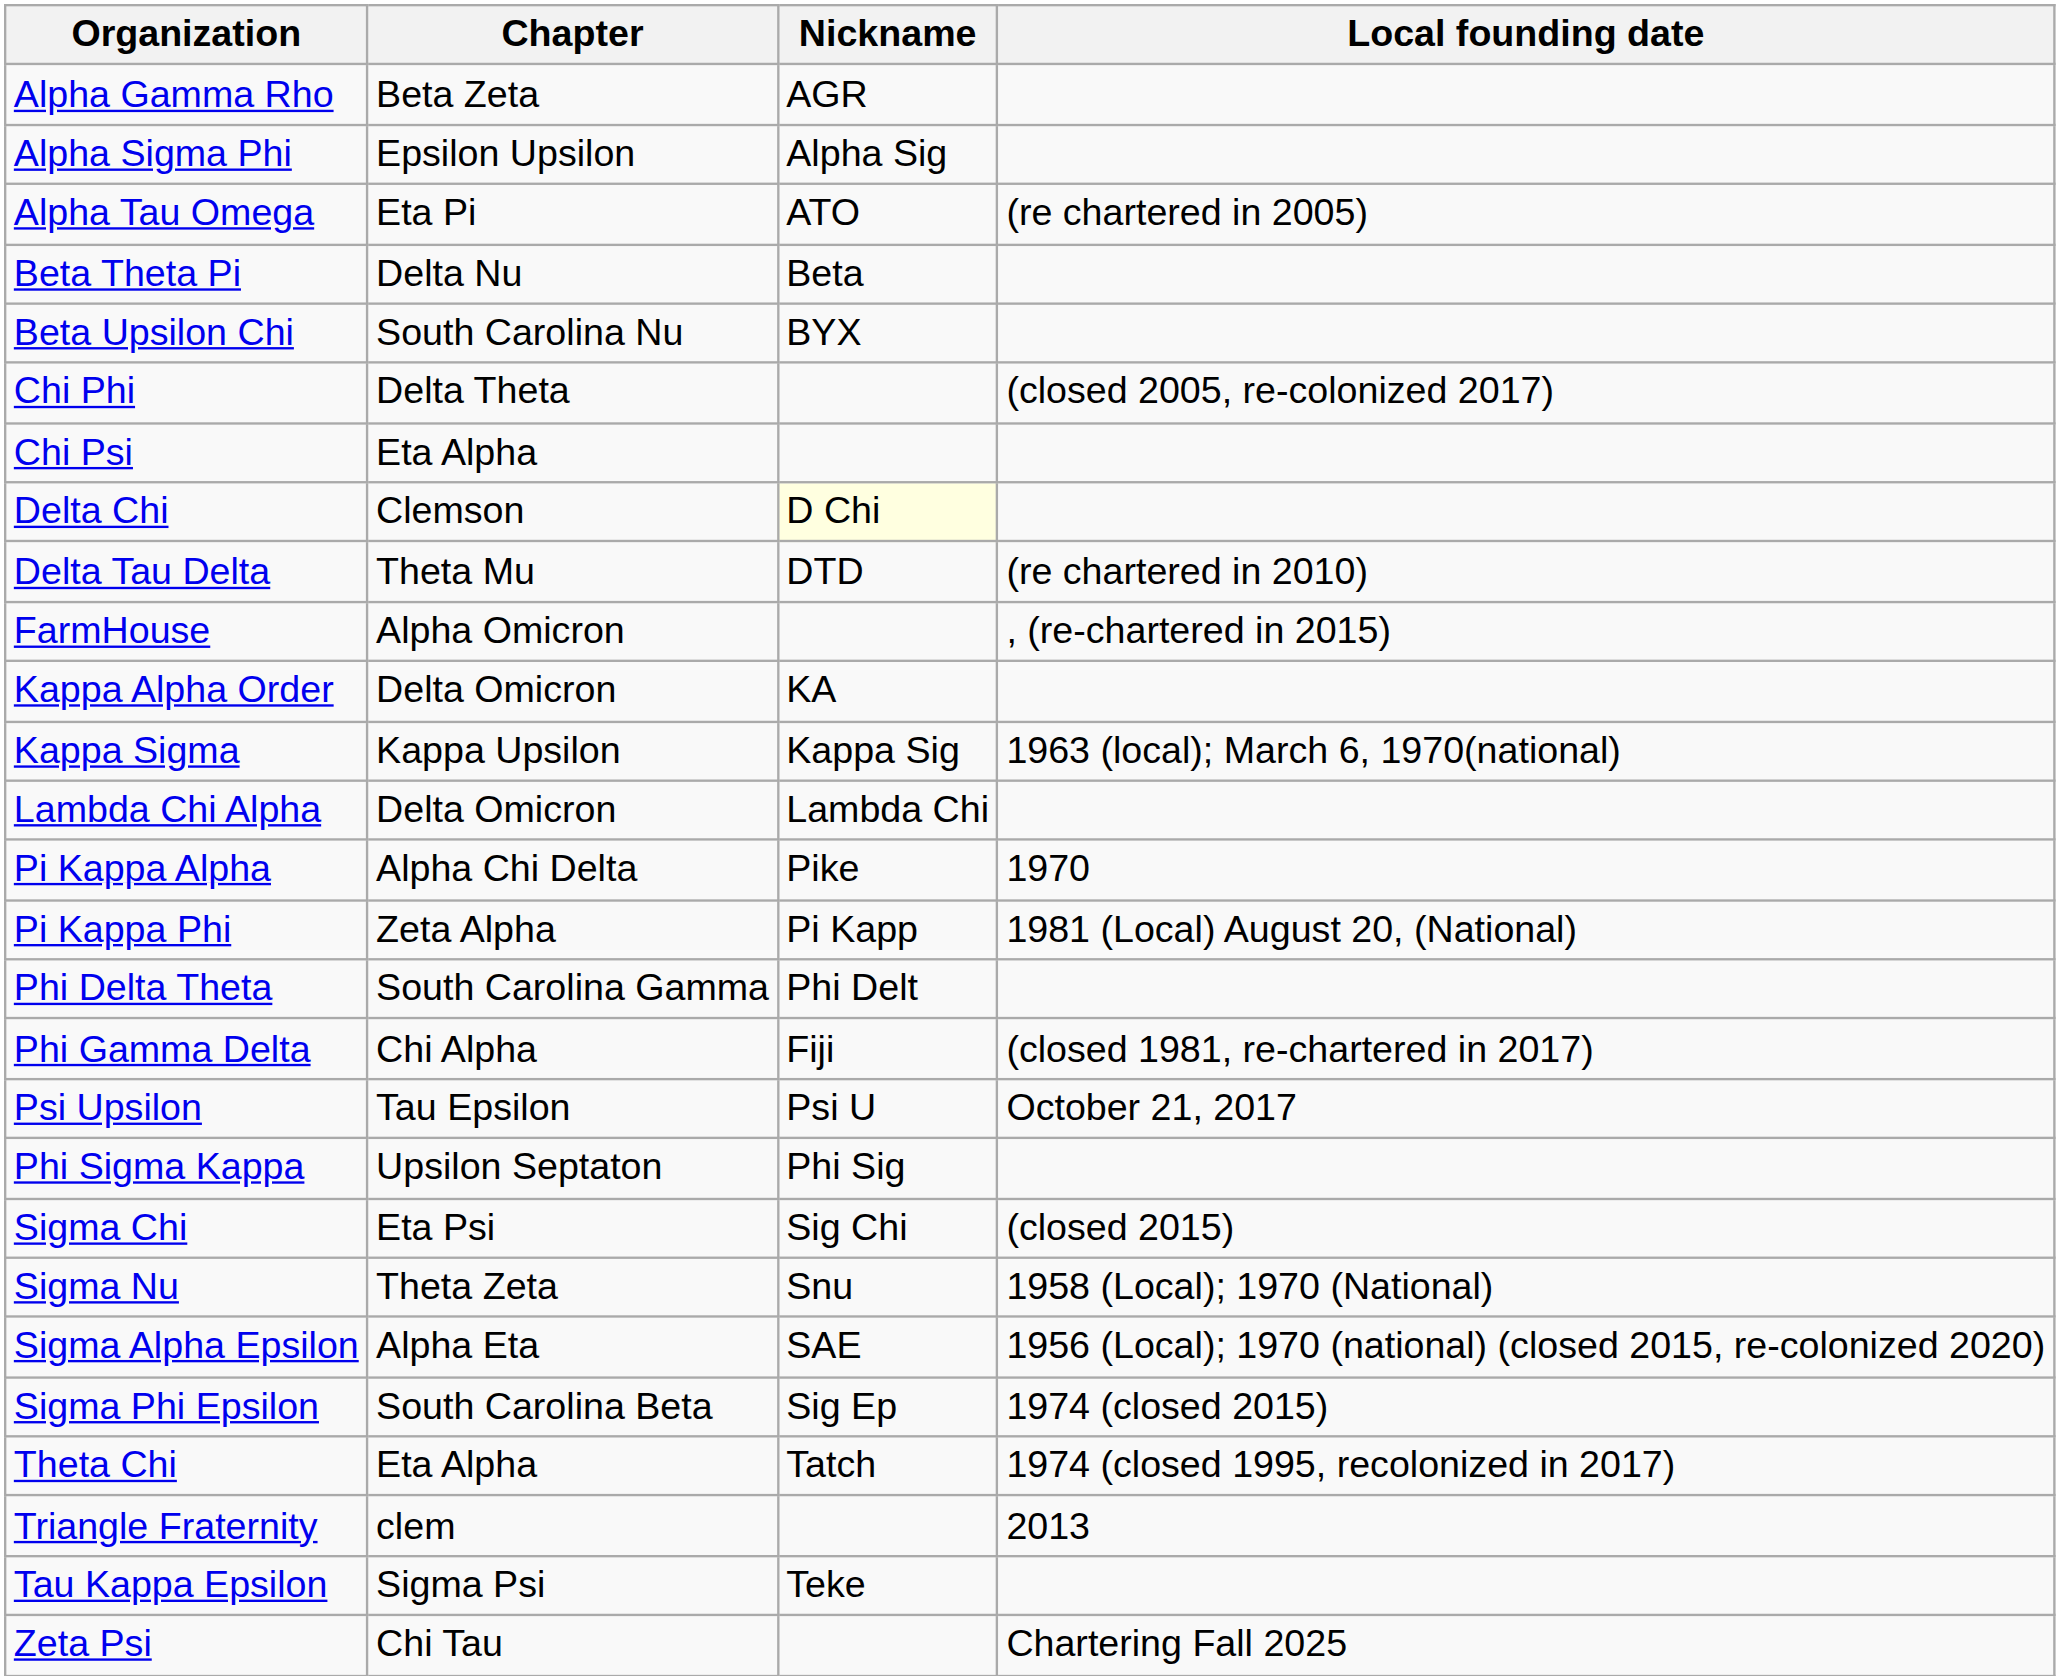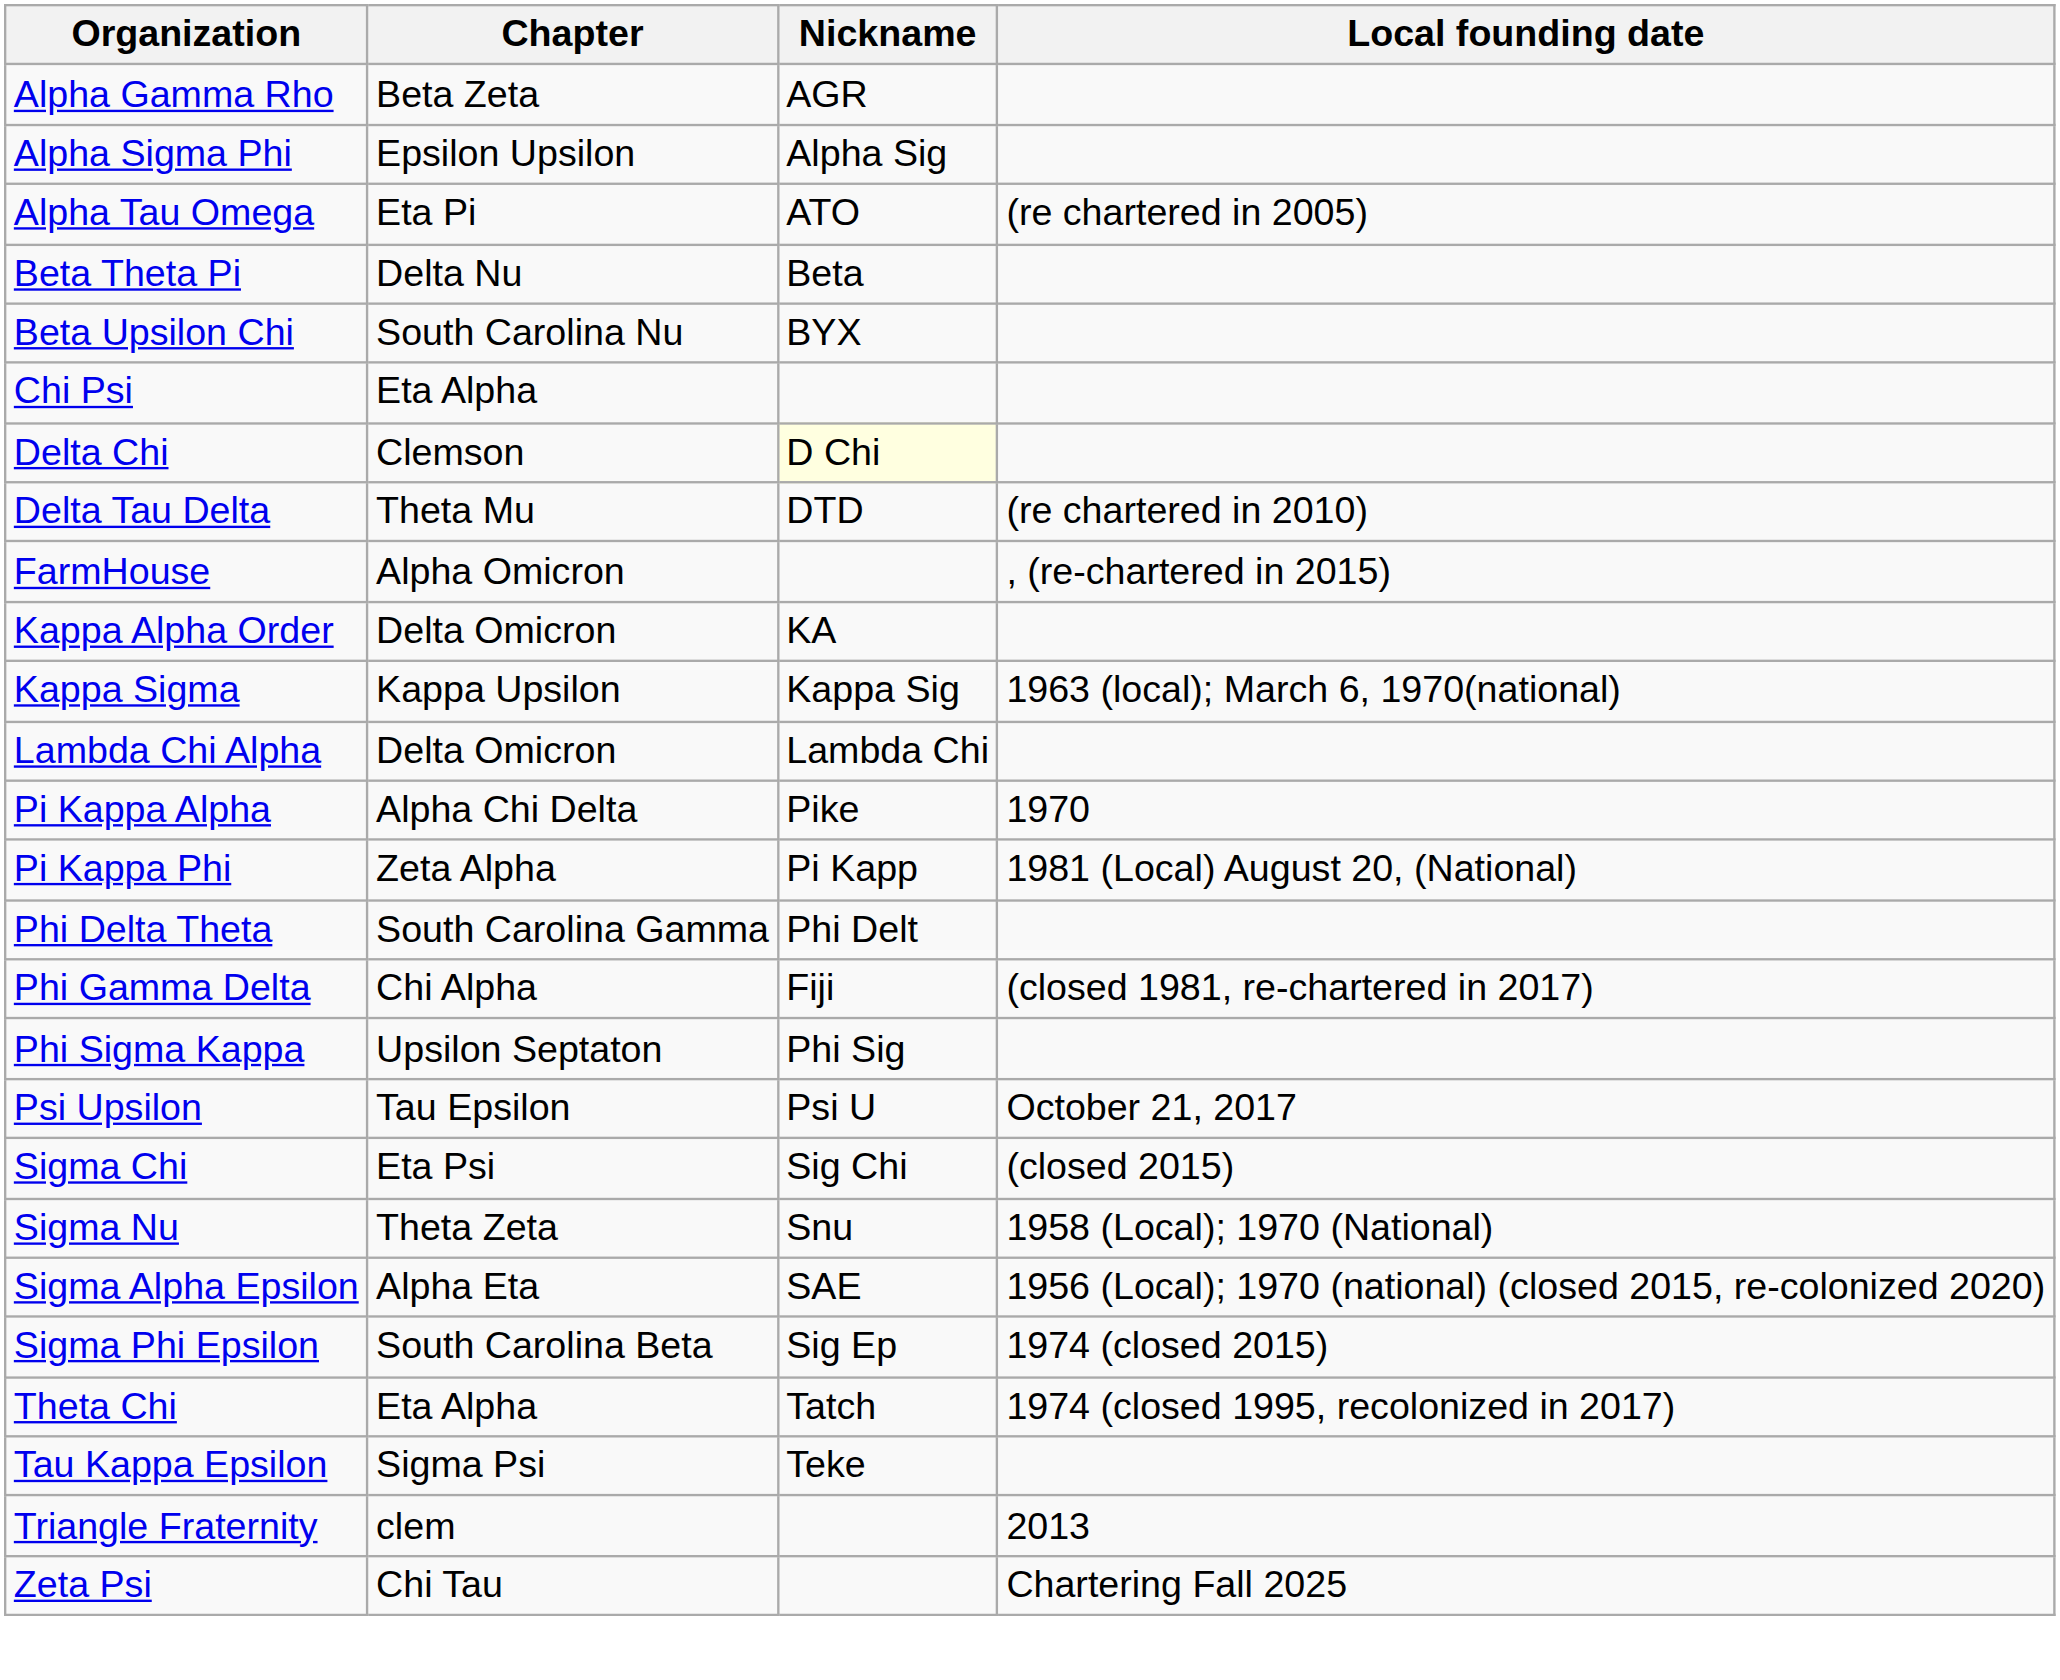- row: (74, 392)
rows swapped: (159, 1167) <-> (108, 1107)
rows swapped: (171, 1584) <-> (166, 1525)
